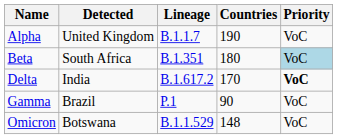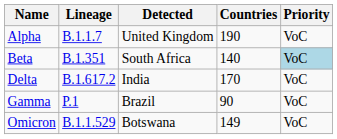columns swapped: (187, 15) <-> (108, 15)
(230, 58) 180 -> (230, 58) 140
(296, 79) bold -> (295, 79) normal
(230, 123) 148 -> (230, 123) 149
